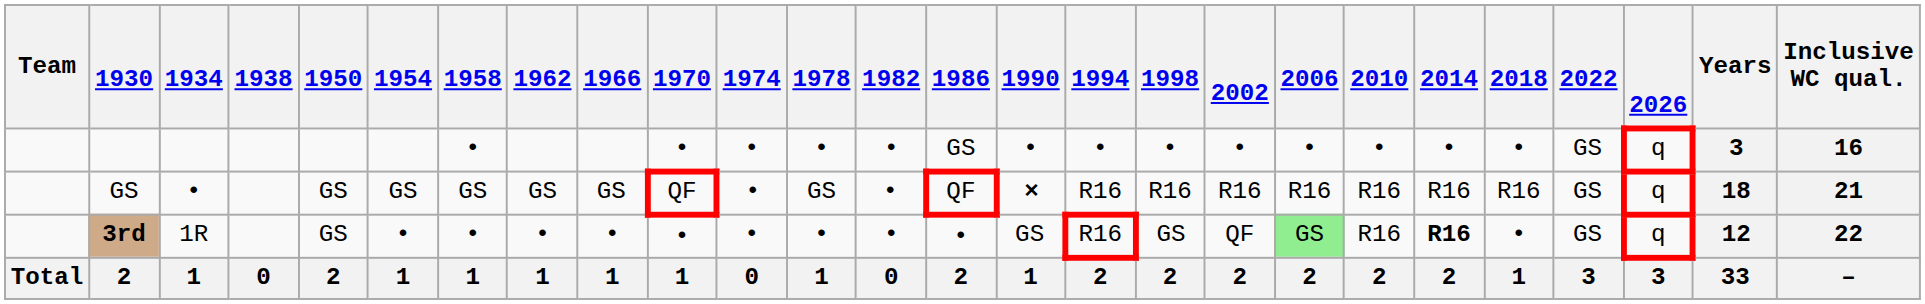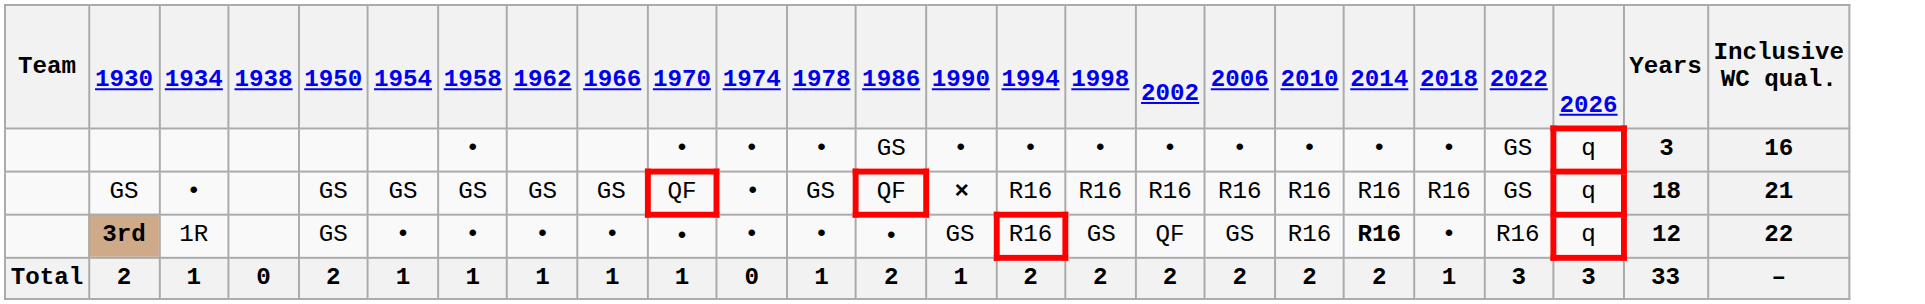- column: (891, 81)
(1310, 236) lightgreen background -> (1240, 236) no background
(1588, 236) GS -> (1518, 236) R16
